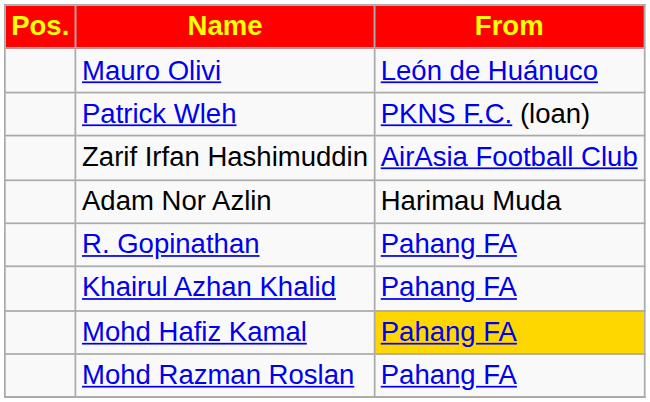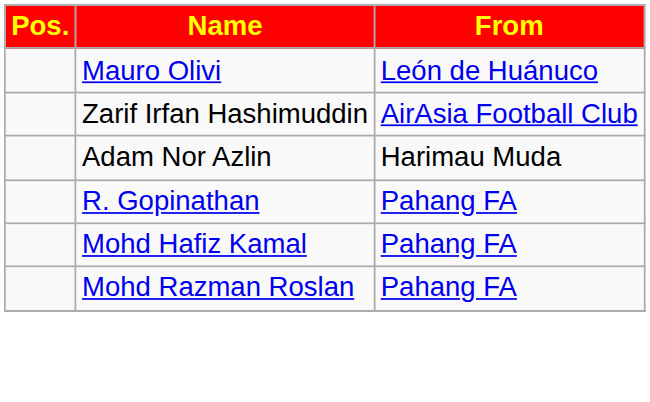- row: (159, 113)
- row: (209, 288)
(449, 331) gold background -> (449, 244) no background
